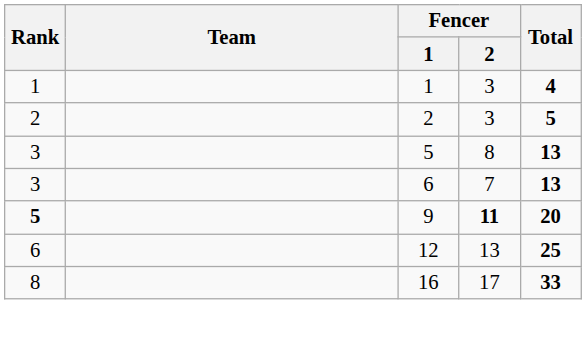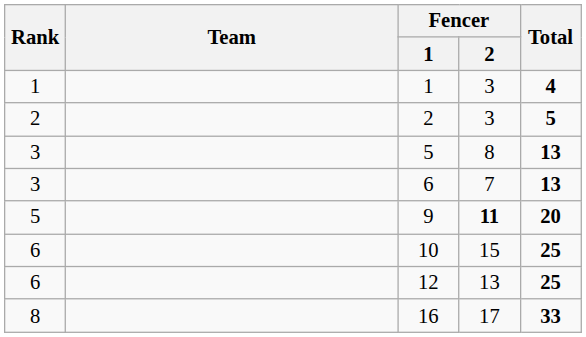(35, 217) bold -> (35, 217) normal
+ row: (428, 250)
